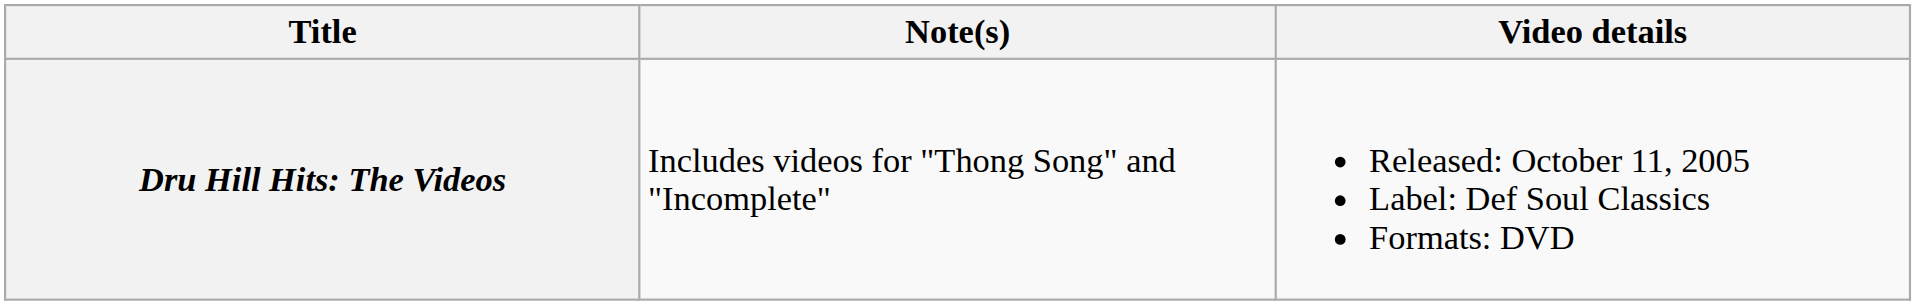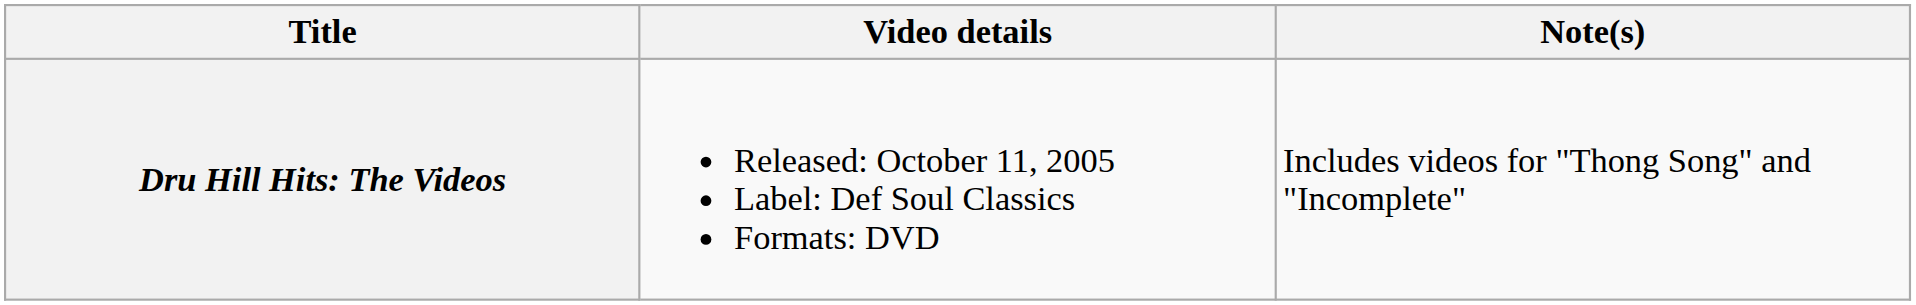columns swapped: (1593, 31) <-> (958, 31)
